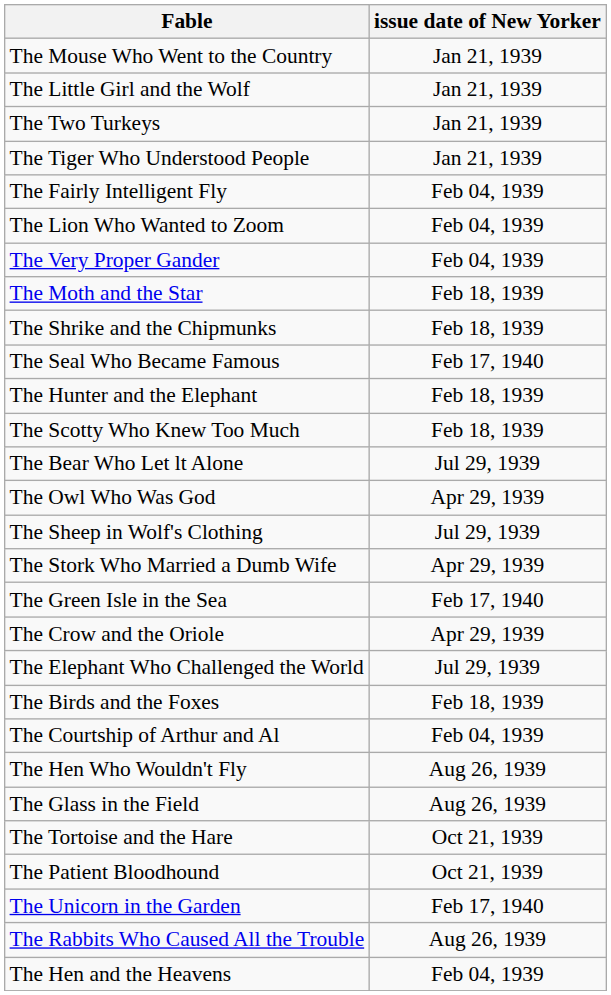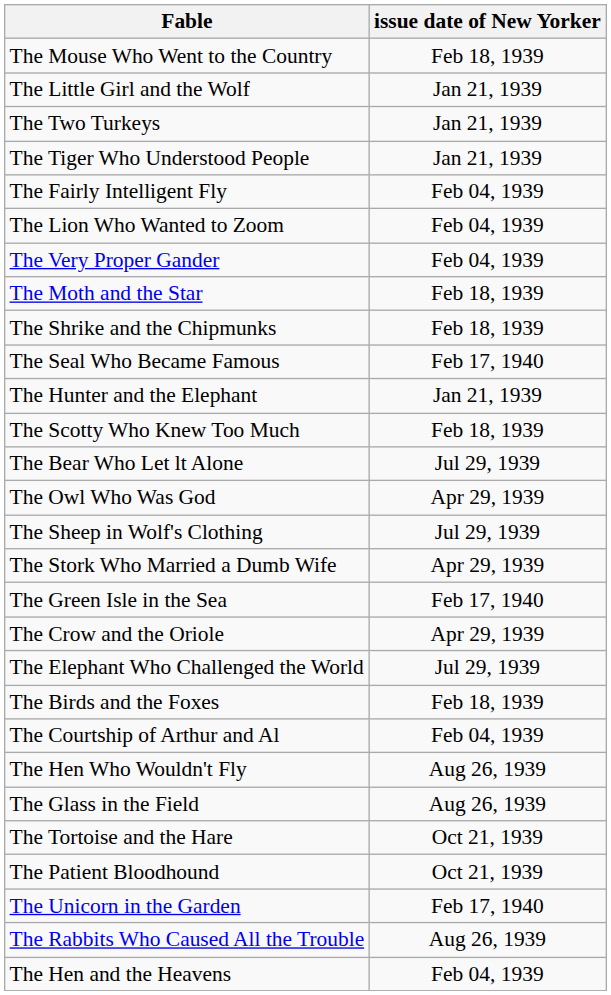(487, 55) Jan 21, 1939 -> (487, 55) Feb 18, 1939
(487, 395) Feb 18, 1939 -> (487, 395) Jan 21, 1939
